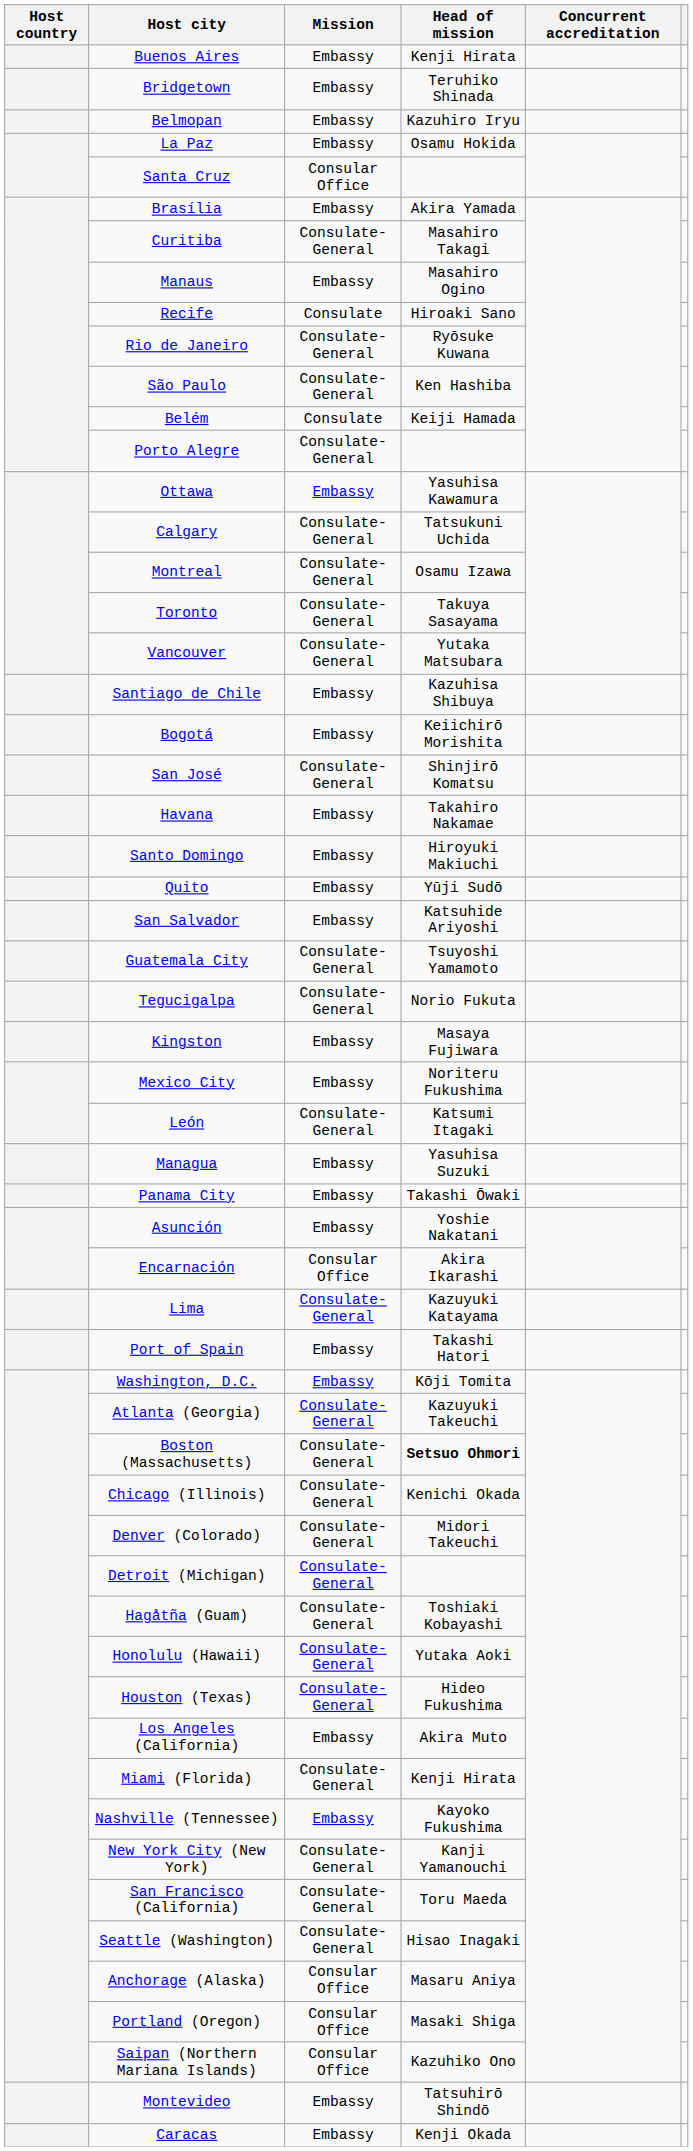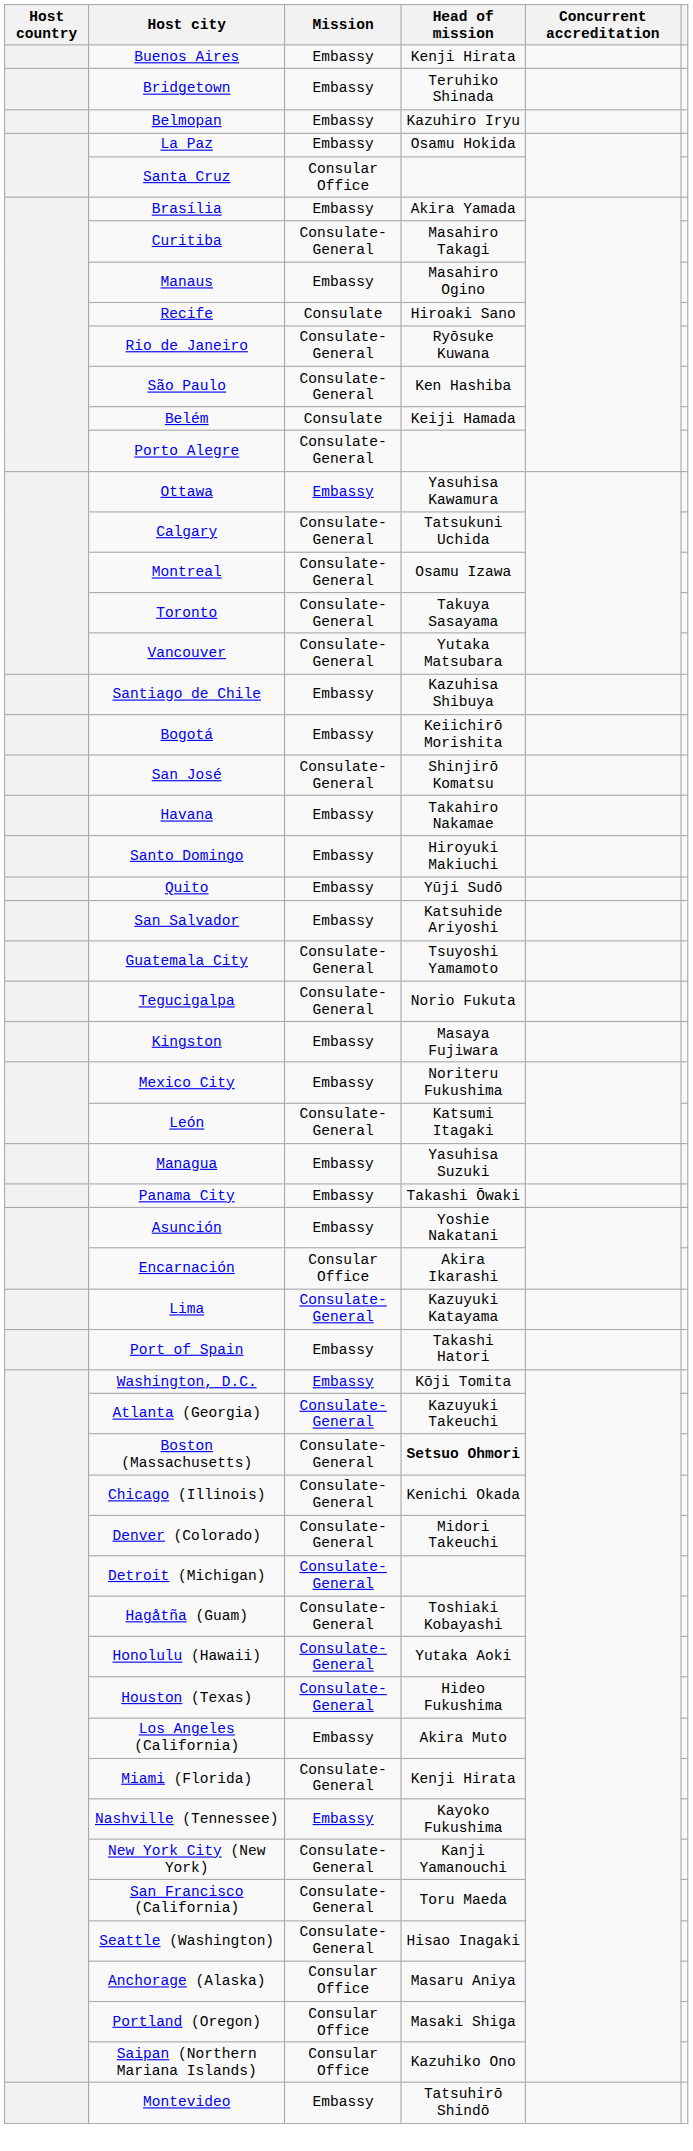- row: (187, 2135)
